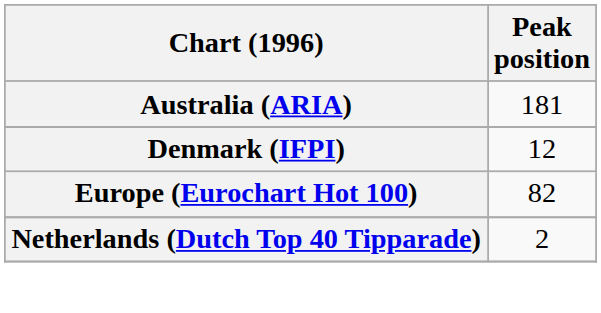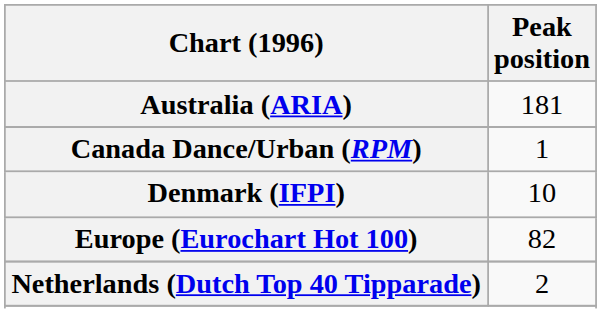+ row: (246, 148)
(542, 148) 12 -> (542, 193) 10
